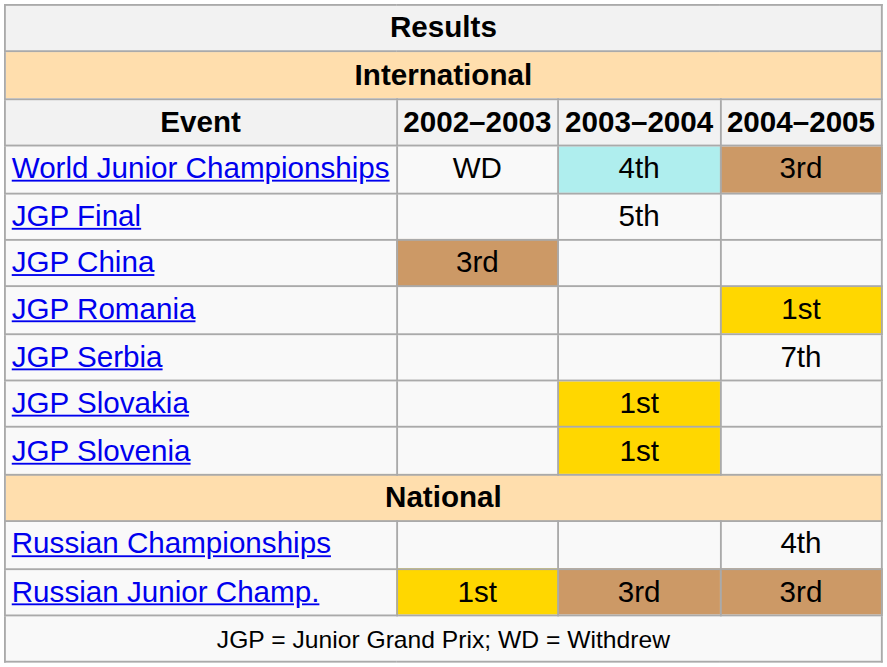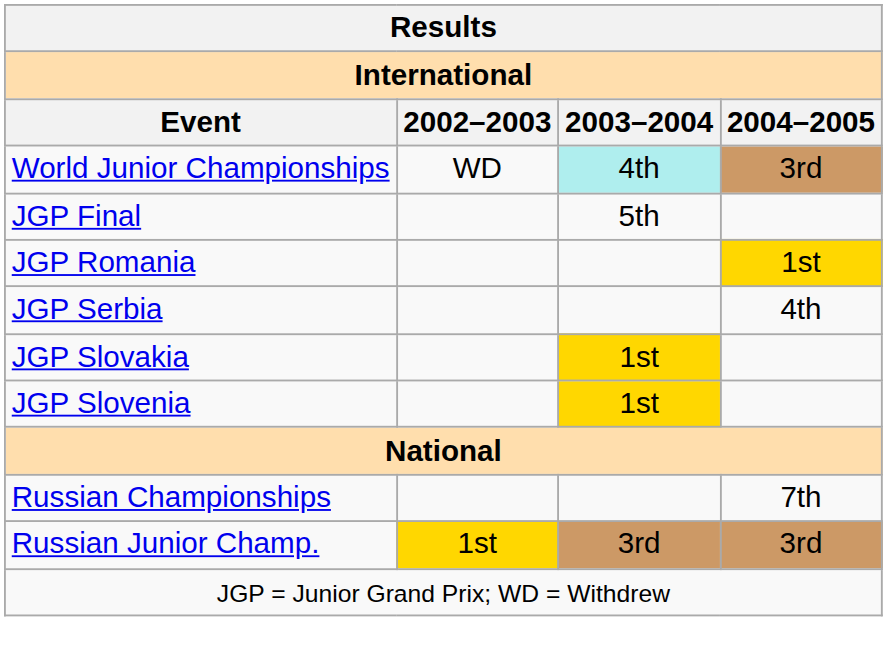- row: (83, 262)
(801, 356) 7th -> (801, 309) 4th
(801, 544) 4th -> (801, 497) 7th
